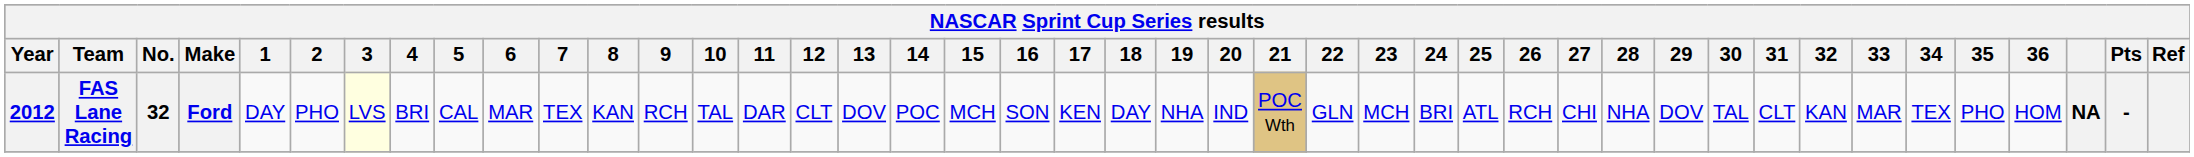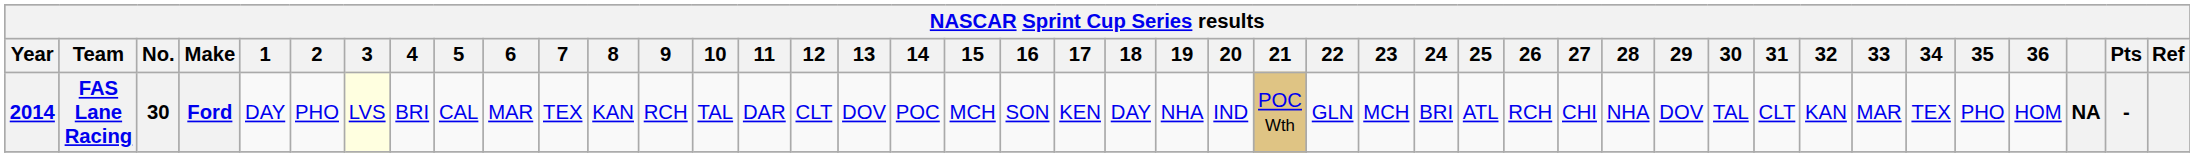(32, 112) 2012 -> (32, 112) 2014
(158, 112) 32 -> (158, 112) 30
